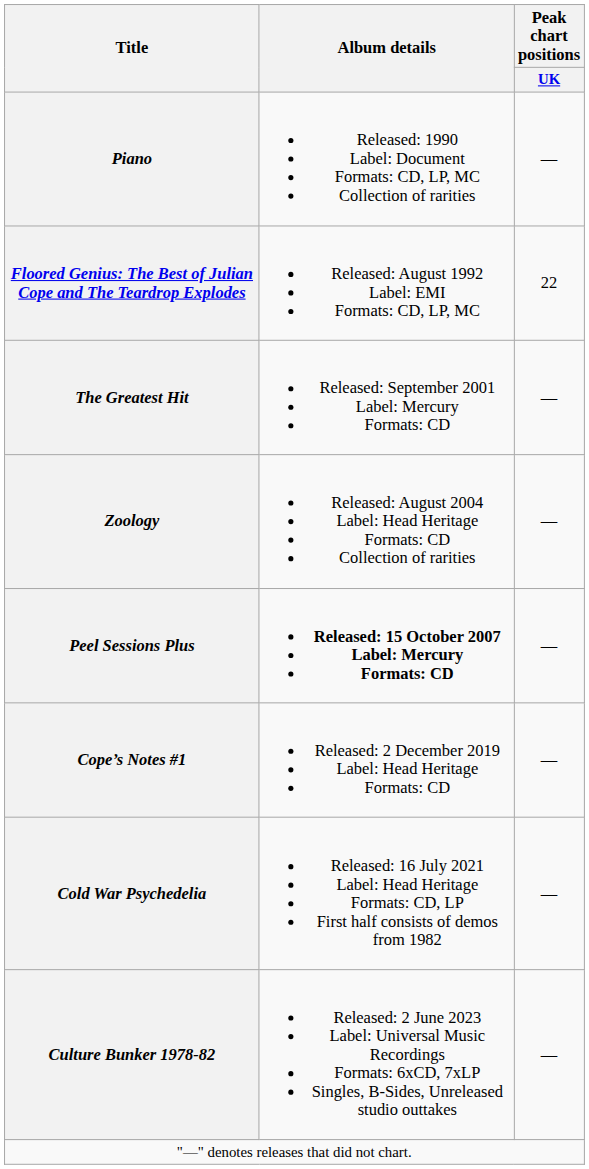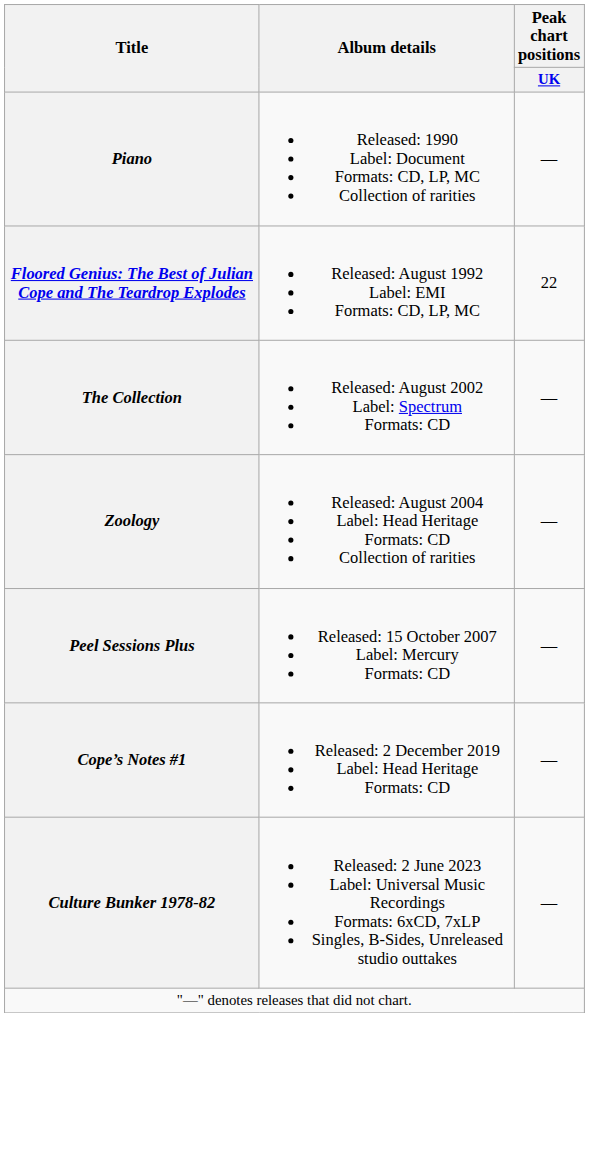- row: (132, 397)
+ row: (132, 397)
(387, 655) bold -> (387, 655) normal
- row: (132, 893)
